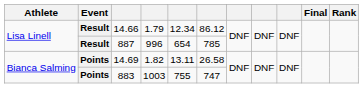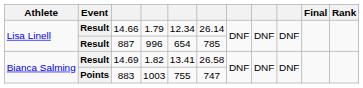(212, 28) 86.12 -> (212, 28) 26.14
(95, 60) Points -> (95, 60) Result
(182, 60) 13.11 -> (182, 60) 13.41
